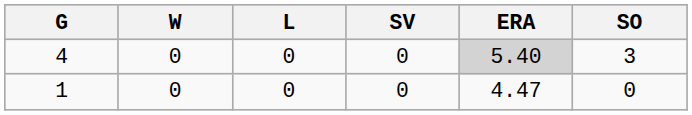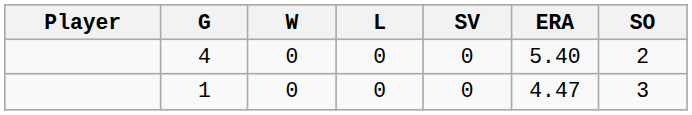+ column: (83, 22)
(516, 57) lightgrey background -> (555, 57) no background
(630, 57) 3 -> (643, 57) 2
(630, 92) 0 -> (643, 92) 3
